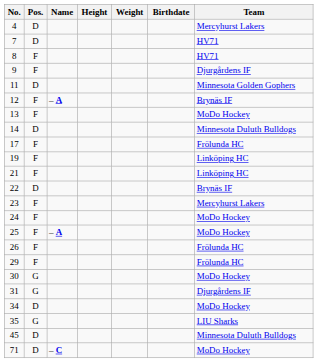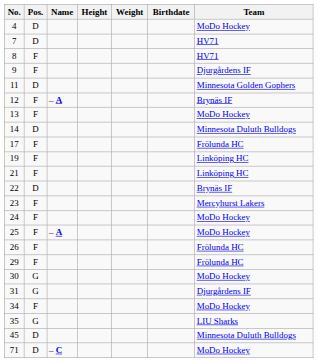(231, 26) Mercyhurst Lakers -> (223, 26) MoDo Hockey
(36, 306) D -> (36, 306) F
